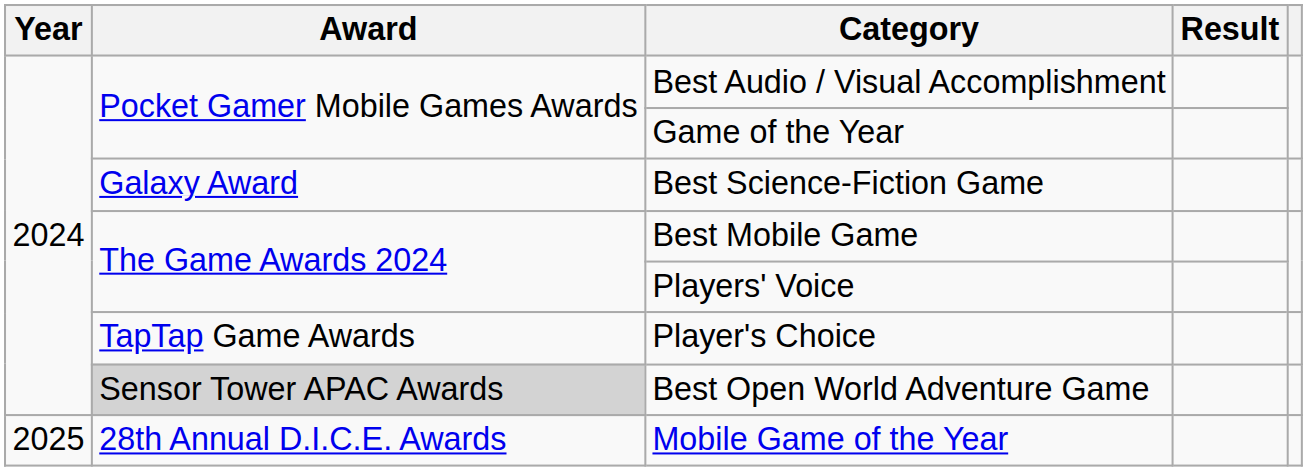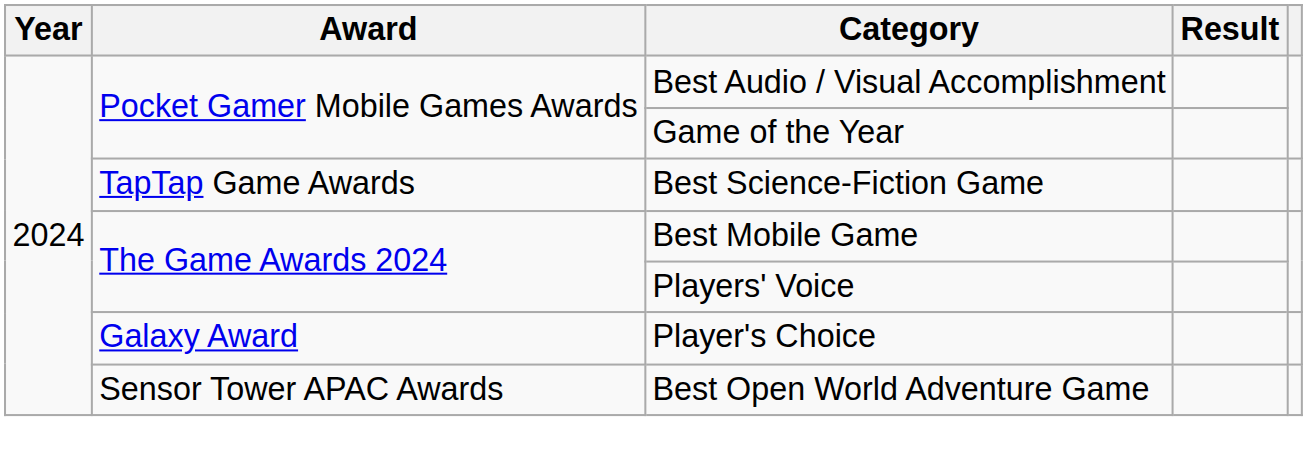(199, 183) Galaxy Award -> (257, 183) TapTap Game Awards
(257, 337) TapTap Game Awards -> (199, 337) Galaxy Award
(301, 388) lightgrey background -> (301, 388) no background
- row: (830, 440)
